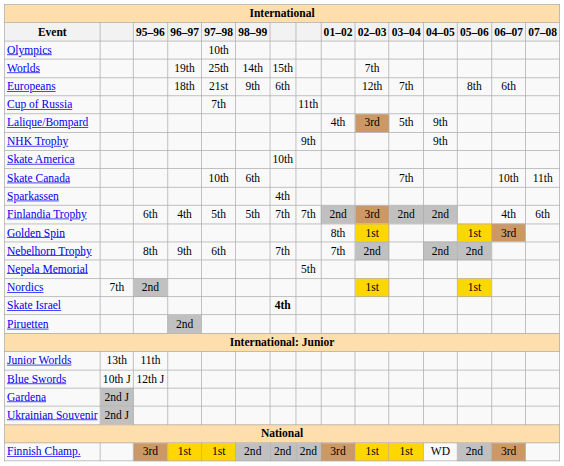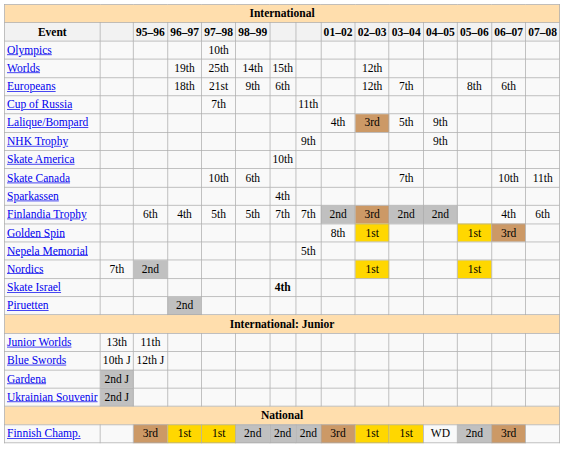(372, 68) 7th -> (372, 68) 12th
- row: (49, 251)
